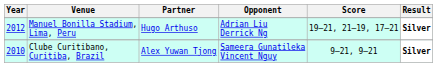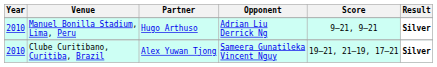(16, 28) 2012 -> (16, 28) 2010
(354, 28) 19–21, 21–19, 17–21 -> (354, 28) 9–21, 9–21
(354, 51) 9–21, 9–21 -> (354, 51) 19–21, 21–19, 17–21
